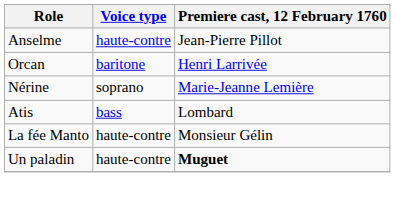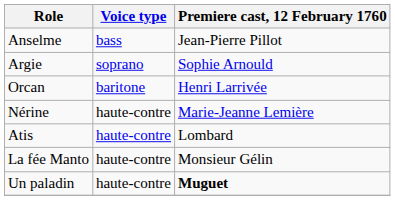(133, 40) haute-contre -> (109, 40) bass
+ row: (25, 64)
(120, 87) soprano -> (133, 111) haute-contre
(109, 111) bass -> (133, 135) haute-contre
